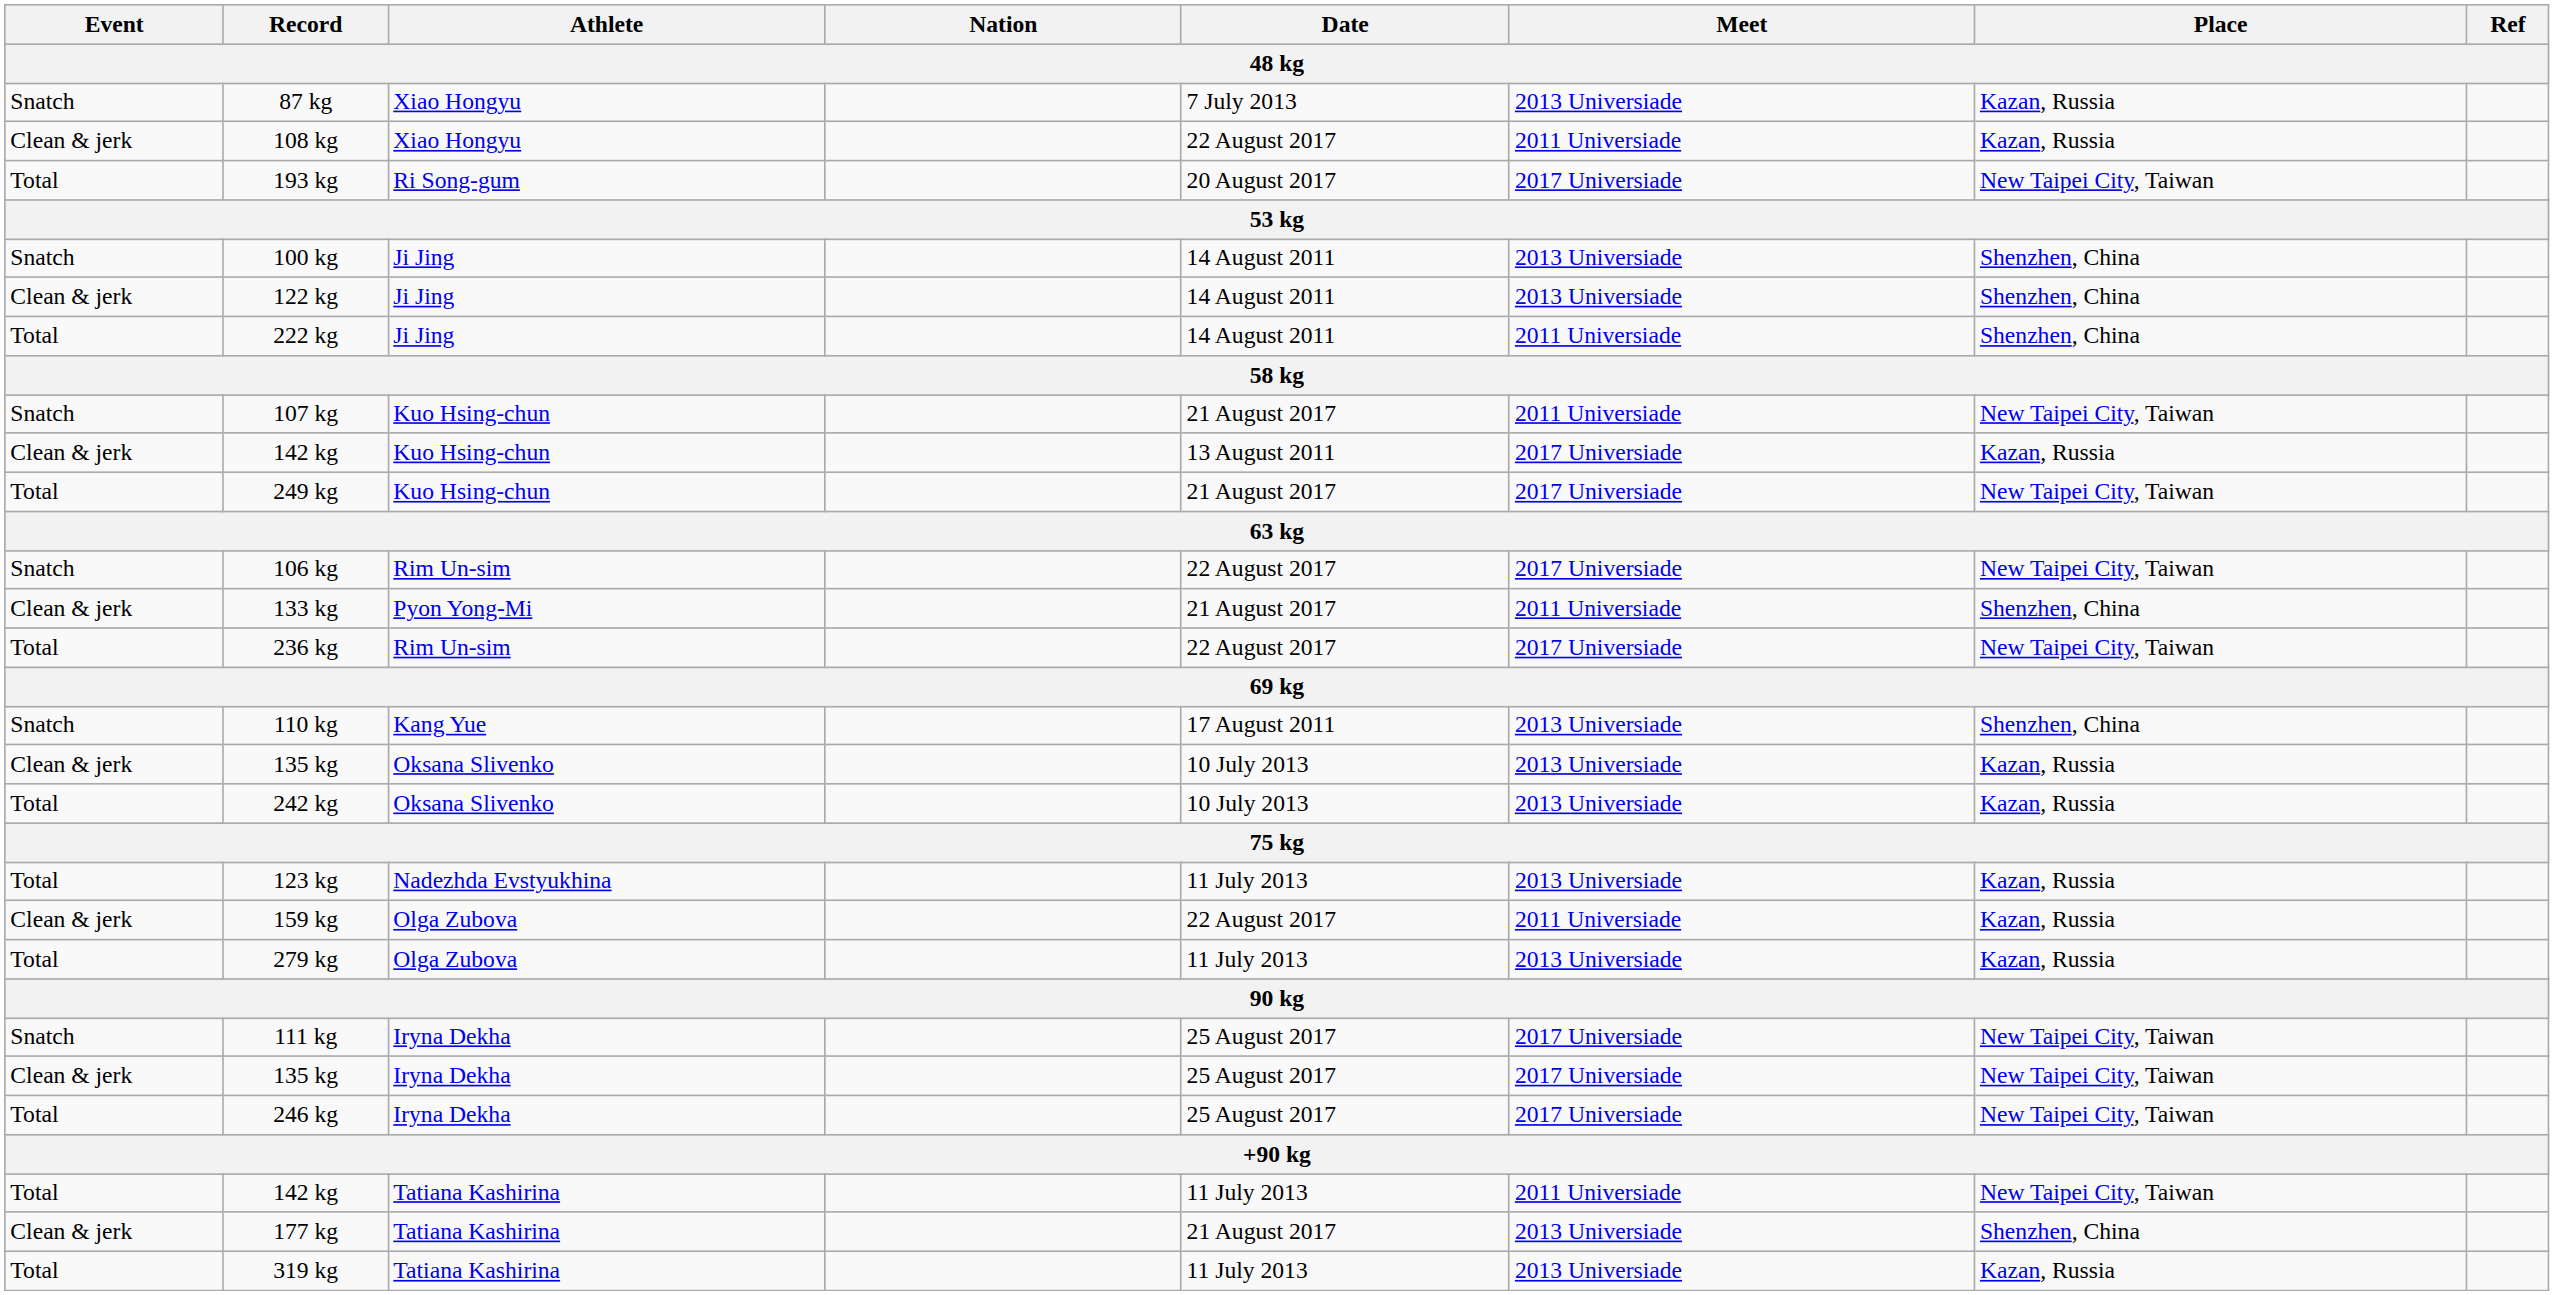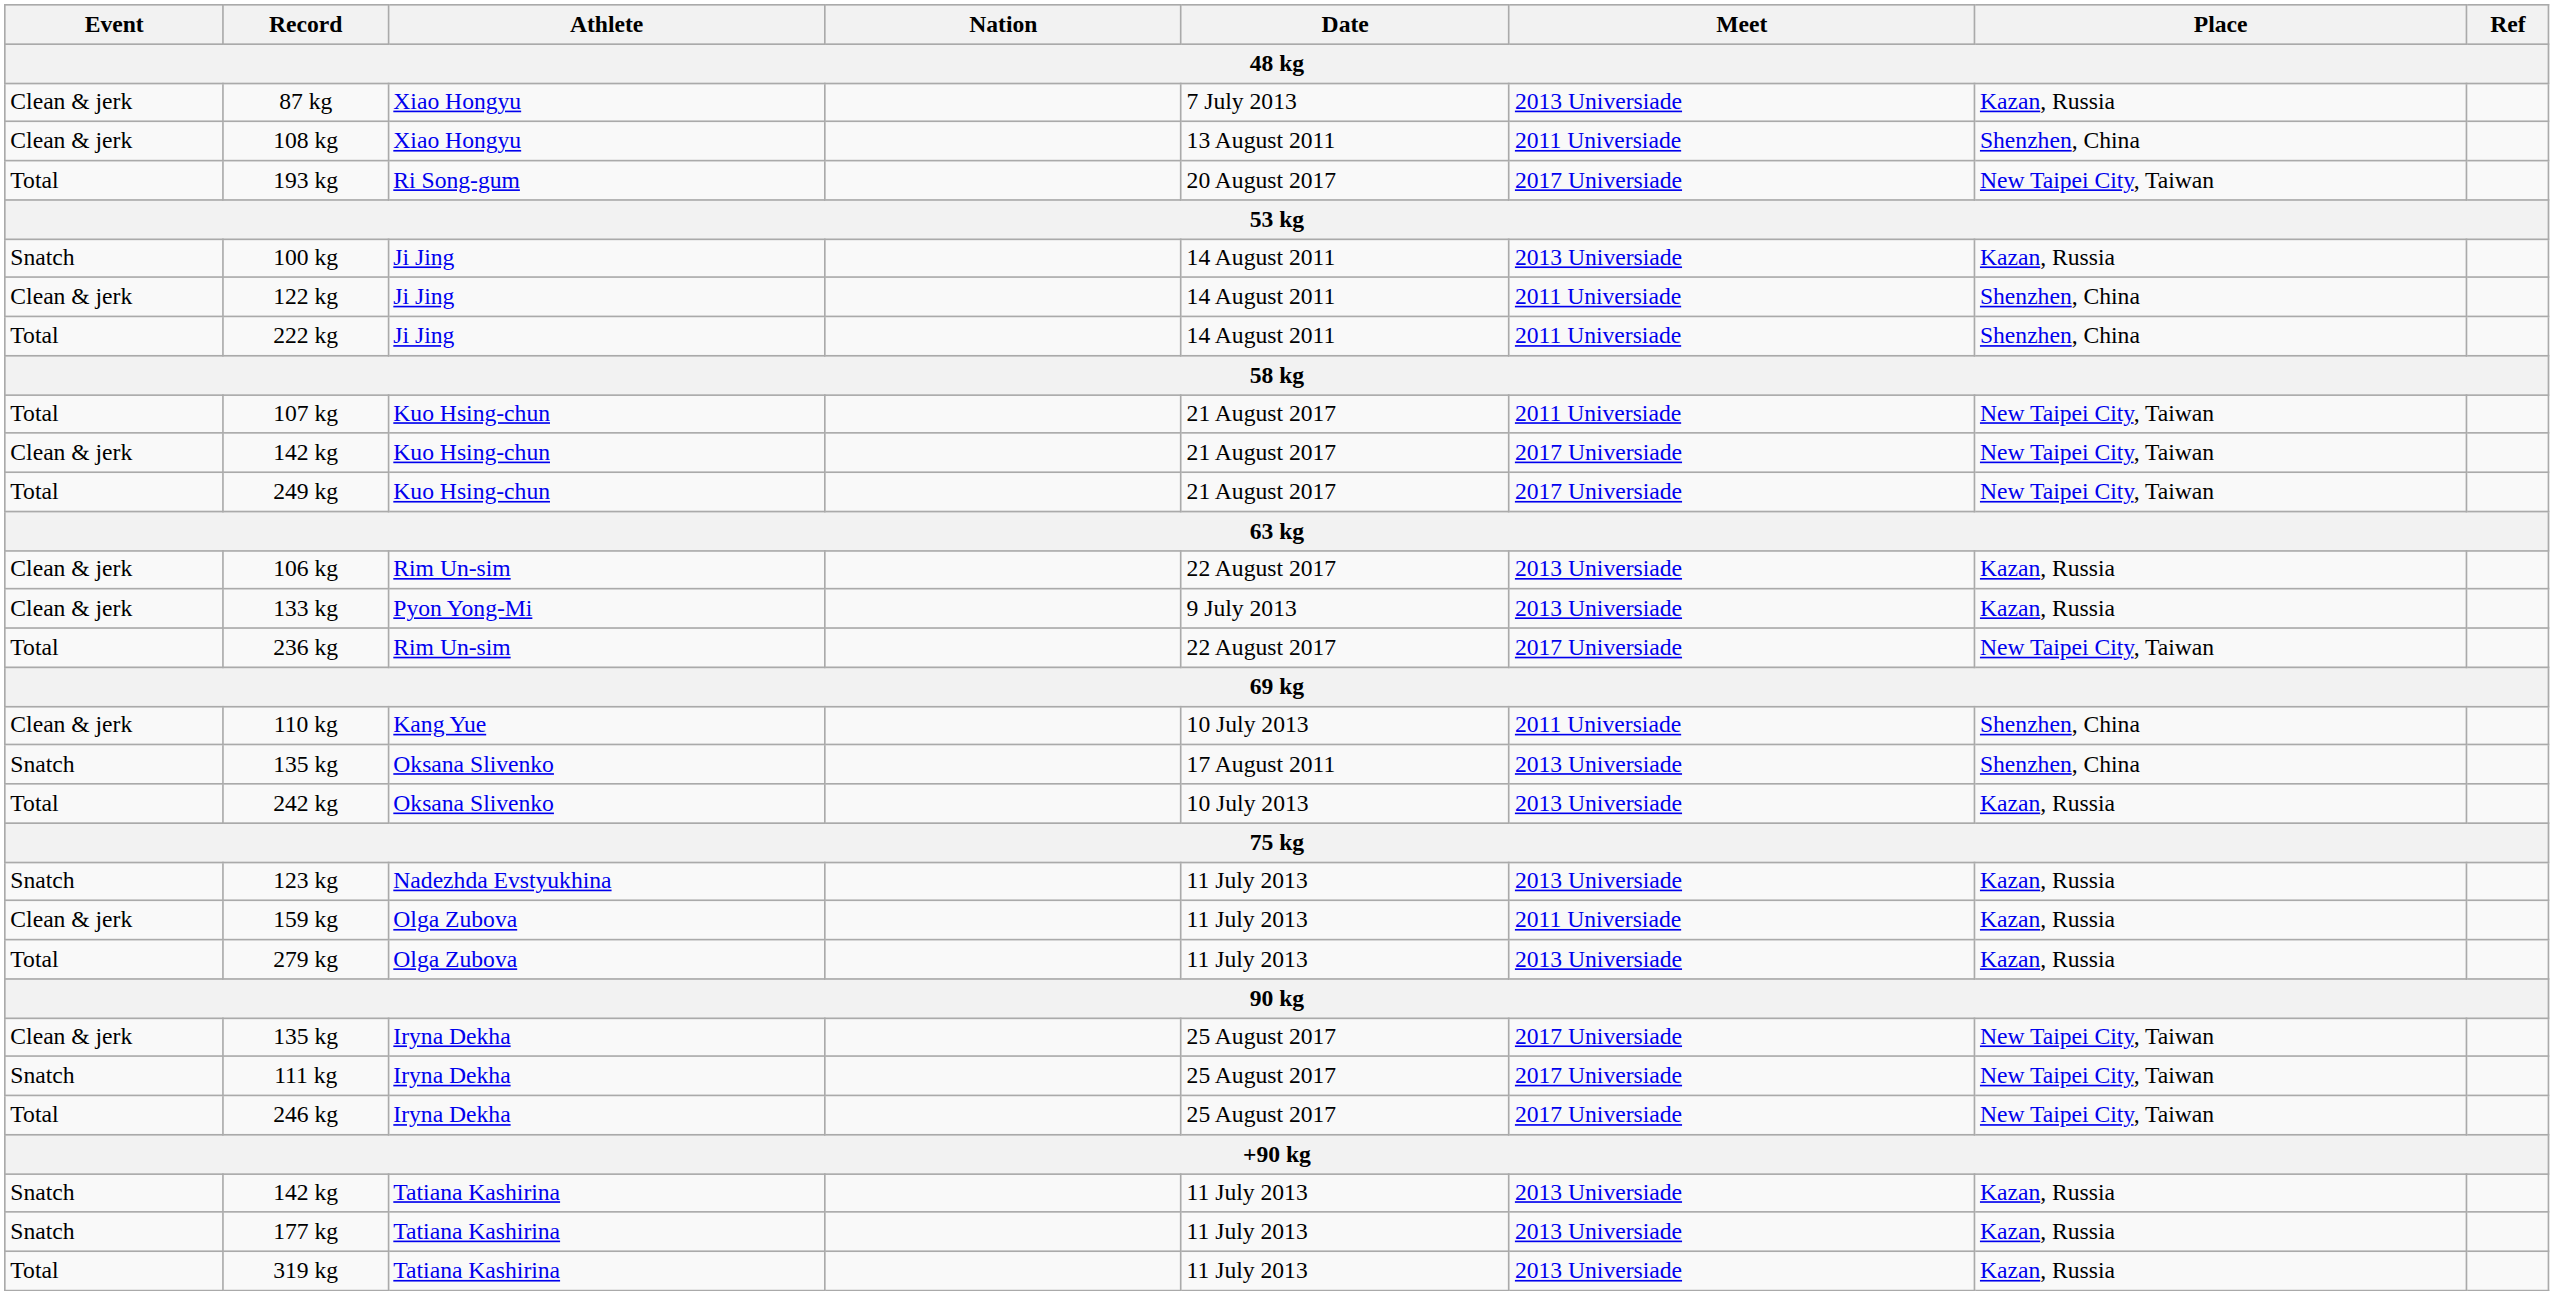(42, 102) Snatch -> (71, 102) Clean & jerk
(1261, 141) 22 August 2017 -> (1261, 141) 13 August 2011
(2047, 141) Kazan, Russia -> (2060, 141) Shenzhen, China
(2060, 258) Shenzhen, China -> (2047, 258) Kazan, Russia
(1598, 297) 2013 Universiade -> (1598, 297) 2011 Universiade
(42, 413) Snatch -> (34, 413) Total
(1261, 452) 13 August 2011 -> (1261, 452) 21 August 2017
(2047, 452) Kazan, Russia -> (2097, 452) New Taipei City, Taiwan
(42, 569) Snatch -> (71, 569) Clean & jerk
(1598, 569) 2017 Universiade -> (1598, 569) 2013 Universiade
(2097, 569) New Taipei City, Taiwan -> (2047, 569) Kazan, Russia
(1261, 608) 21 August 2017 -> (1242, 608) 9 July 2013
(1598, 608) 2011 Universiade -> (1598, 608) 2013 Universiade
(2060, 608) Shenzhen, China -> (2047, 608) Kazan, Russia
(42, 725) Snatch -> (71, 725) Clean & jerk
(1261, 725) 17 August 2011 -> (1248, 725) 10 July 2013
(1598, 725) 2013 Universiade -> (1598, 725) 2011 Universiade
(71, 764) Clean & jerk -> (42, 764) Snatch
(1248, 764) 10 July 2013 -> (1261, 764) 17 August 2011
(2047, 764) Kazan, Russia -> (2060, 764) Shenzhen, China
(34, 881) Total -> (42, 881) Snatch
(1261, 920) 22 August 2017 -> (1247, 920) 11 July 2013
rows swapped: (306, 1037) <-> (306, 1076)
(34, 1192) Total -> (42, 1192) Snatch
(1598, 1192) 2011 Universiade -> (1598, 1192) 2013 Universiade
(2097, 1192) New Taipei City, Taiwan -> (2047, 1192) Kazan, Russia
(71, 1231) Clean & jerk -> (42, 1231) Snatch
(1261, 1231) 21 August 2017 -> (1247, 1231) 11 July 2013
(2060, 1231) Shenzhen, China -> (2047, 1231) Kazan, Russia
